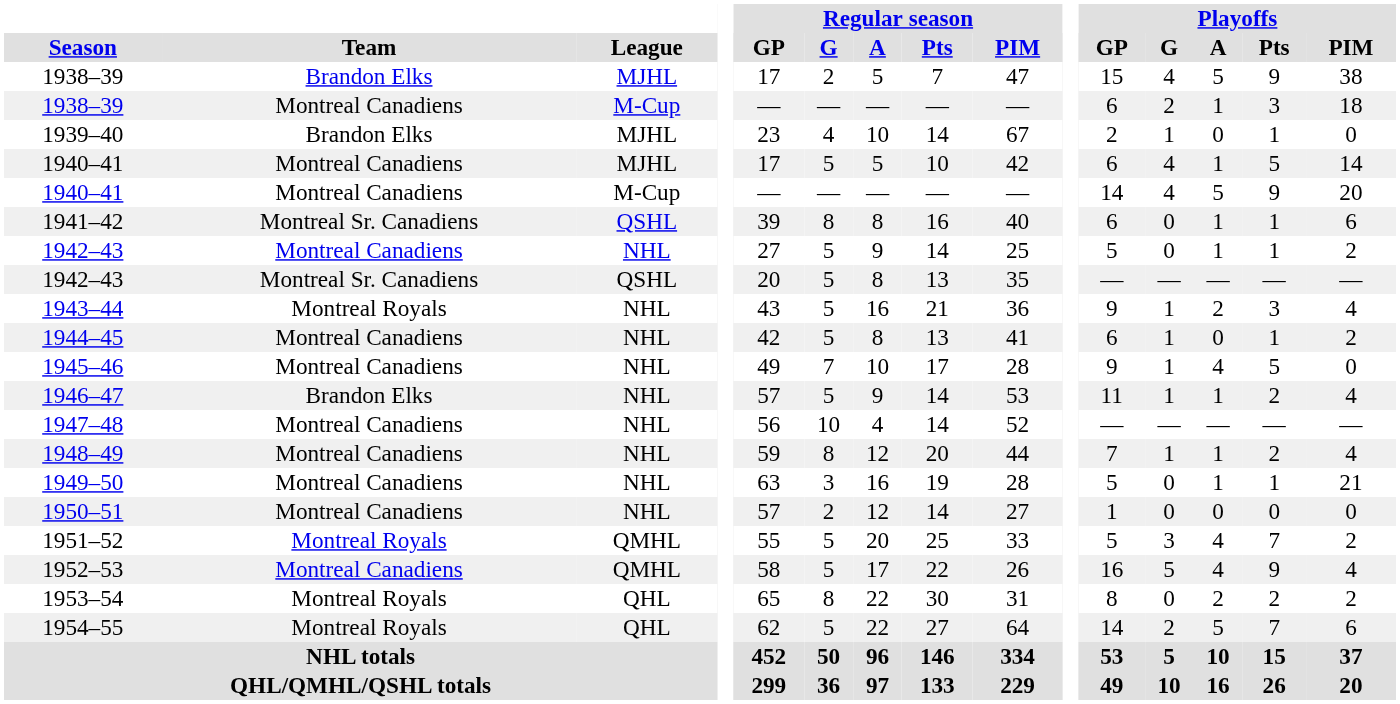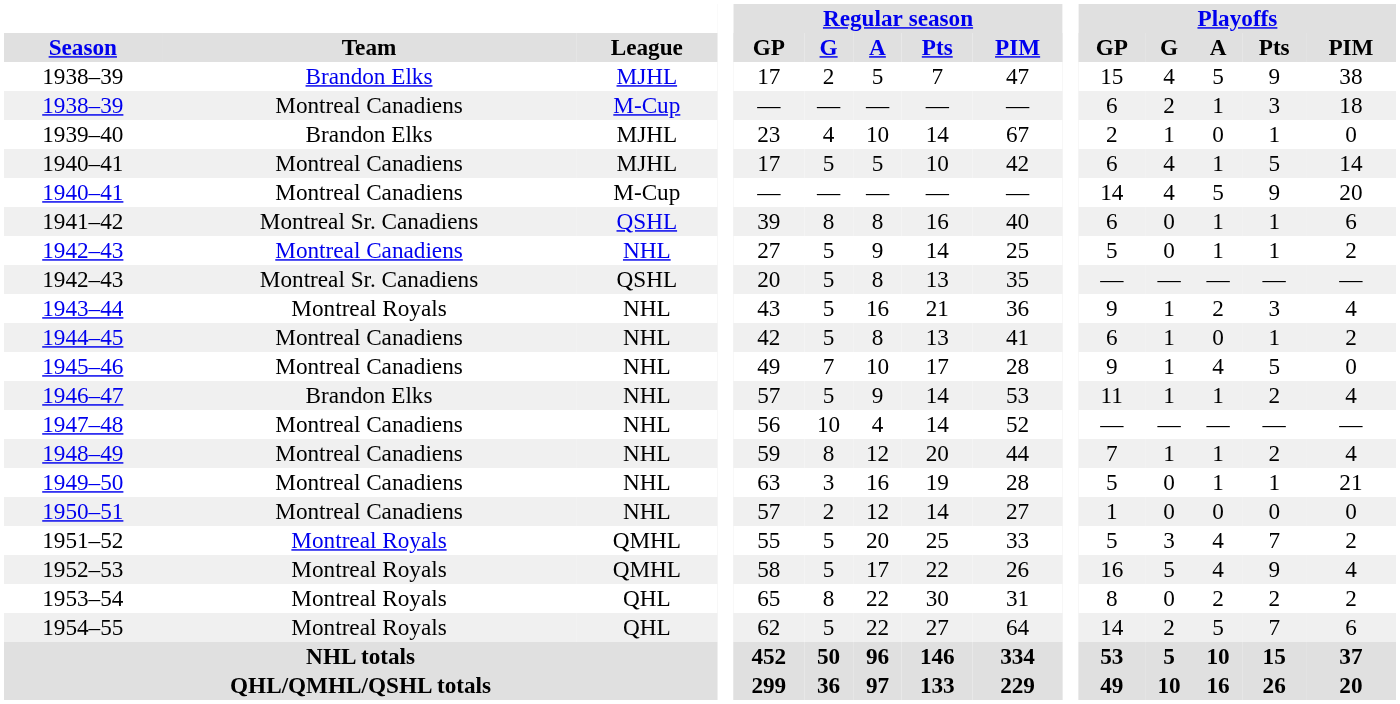(369, 569) Montreal Canadiens -> (369, 569) Montreal Royals
